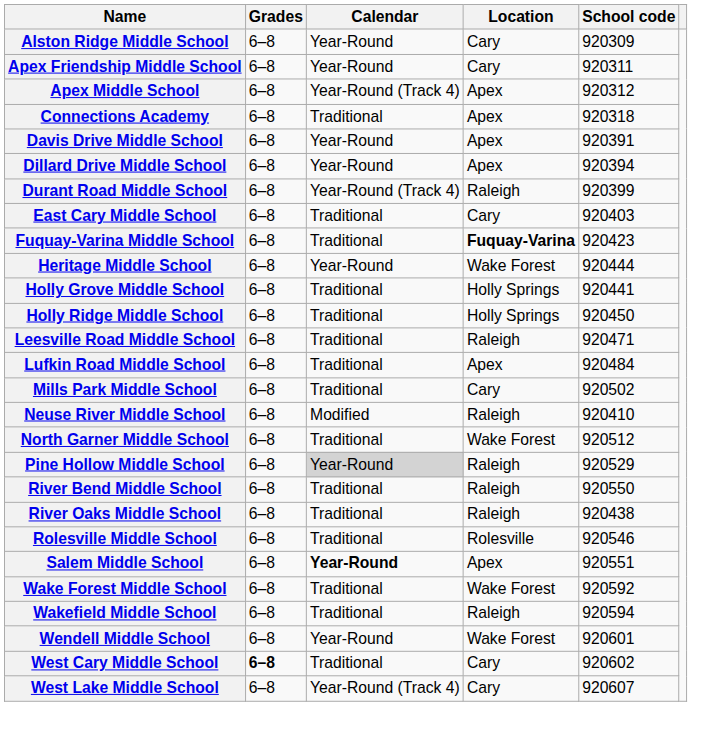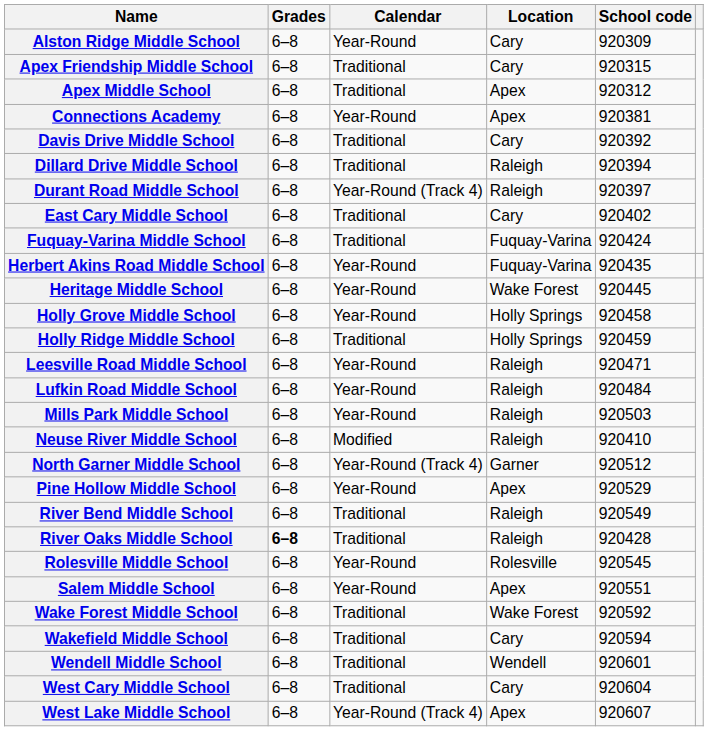(352, 66) Year-Round -> (369, 66) Traditional
(608, 66) 920311 -> (625, 66) 920315
(385, 91) Year-Round (Track 4) -> (369, 91) Traditional
(346, 116) Traditional -> (375, 116) Year-Round
(608, 116) 920318 -> (625, 116) 920381
(352, 141) Year-Round -> (369, 141) Traditional
(485, 141) Apex -> (506, 141) Cary
(608, 141) 920391 -> (625, 141) 920392
(352, 166) Year-Round -> (369, 166) Traditional
(485, 166) Apex -> (516, 166) Raleigh
(608, 191) 920399 -> (625, 191) 920397
(608, 215) 920403 -> (625, 215) 920402
(521, 240) bold -> (541, 240) normal
(608, 240) 920423 -> (625, 240) 920424
+ row: (136, 265)
(608, 265) 920444 -> (625, 290) 920445
(346, 290) Traditional -> (375, 315) Year-Round
(608, 290) 920441 -> (625, 315) 920458
(608, 315) 920450 -> (625, 340) 920459
(346, 340) Traditional -> (375, 365) Year-Round
(346, 365) Traditional -> (375, 389) Year-Round
(485, 365) Apex -> (516, 389) Raleigh
(346, 389) Traditional -> (375, 414) Year-Round
(483, 389) Cary -> (516, 414) Raleigh
(608, 389) 920502 -> (625, 414) 920503
(346, 439) Traditional -> (408, 464) Year-Round (Track 4)
(511, 439) Wake Forest -> (514, 464) Garner
(352, 464) lightgrey background -> (375, 489) no background
(494, 464) Raleigh -> (508, 489) Apex
(608, 489) 920550 -> (625, 514) 920549
(262, 514) normal -> (285, 539) bold
(608, 514) 920438 -> (625, 539) 920428
(346, 539) Traditional -> (375, 564) Year-Round
(608, 539) 920546 -> (625, 564) 920545
(354, 564) bold -> (375, 588) normal
(494, 613) Raleigh -> (506, 638) Cary
(352, 638) Year-Round -> (369, 663) Traditional
(511, 638) Wake Forest -> (518, 663) Wendell
(262, 663) bold -> (285, 688) normal
(608, 663) 920602 -> (625, 688) 920604
(483, 688) Cary -> (508, 713) Apex
